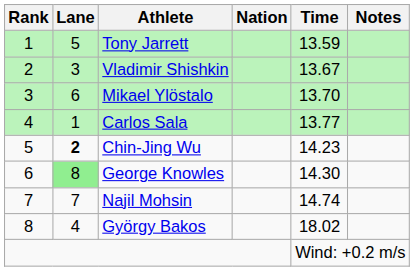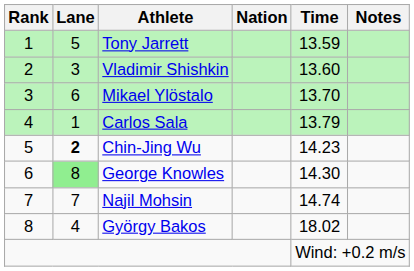(320, 69) 13.67 -> (320, 69) 13.60
(320, 122) 13.77 -> (320, 122) 13.79
